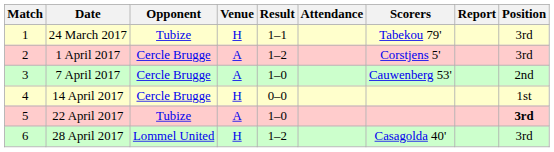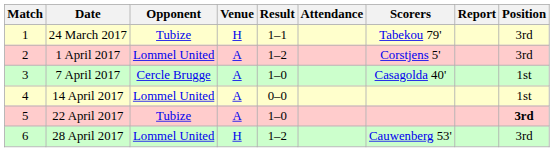(174, 55) Cercle Brugge -> (174, 55) Lommel United
(410, 75) Cauwenberg 53' -> (410, 75) Casagolda 40'
(524, 75) 2nd -> (524, 75) 1st
(174, 95) Cercle Brugge -> (174, 95) Lommel United
(237, 95) H -> (237, 95) A
(410, 136) Casagolda 40' -> (410, 136) Cauwenberg 53'
